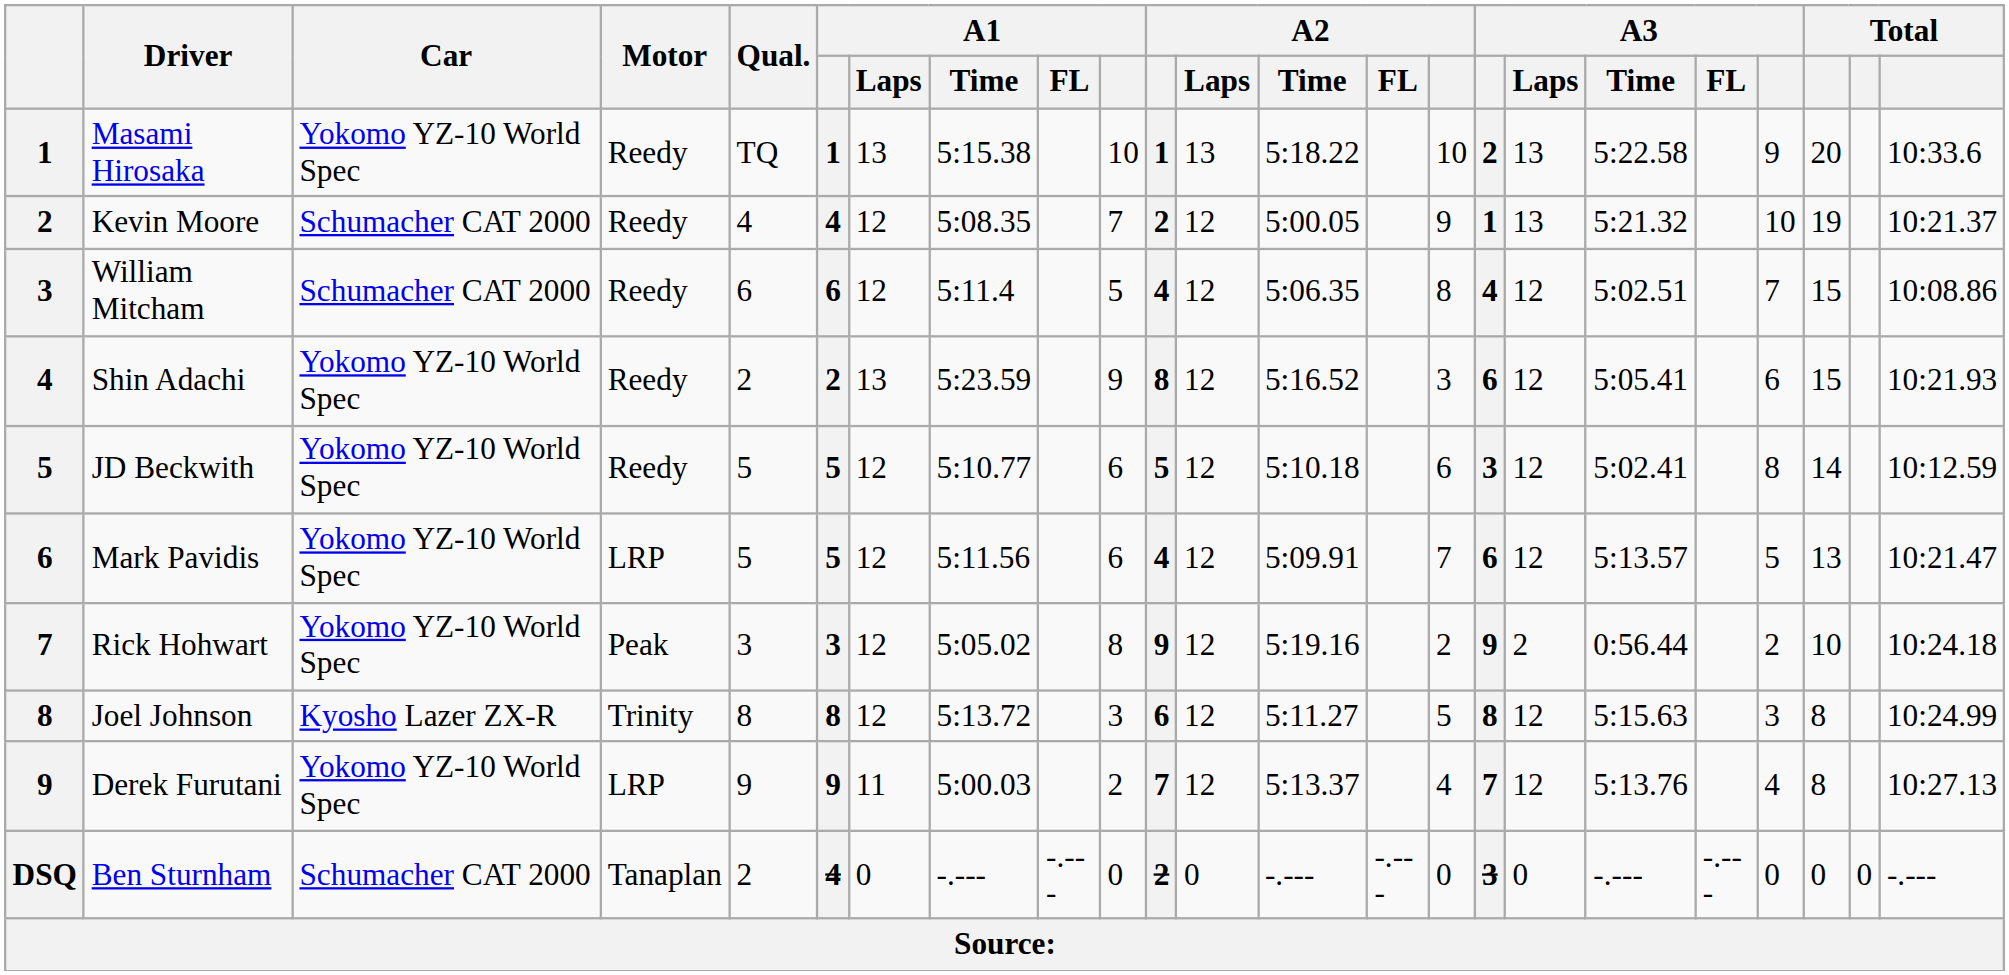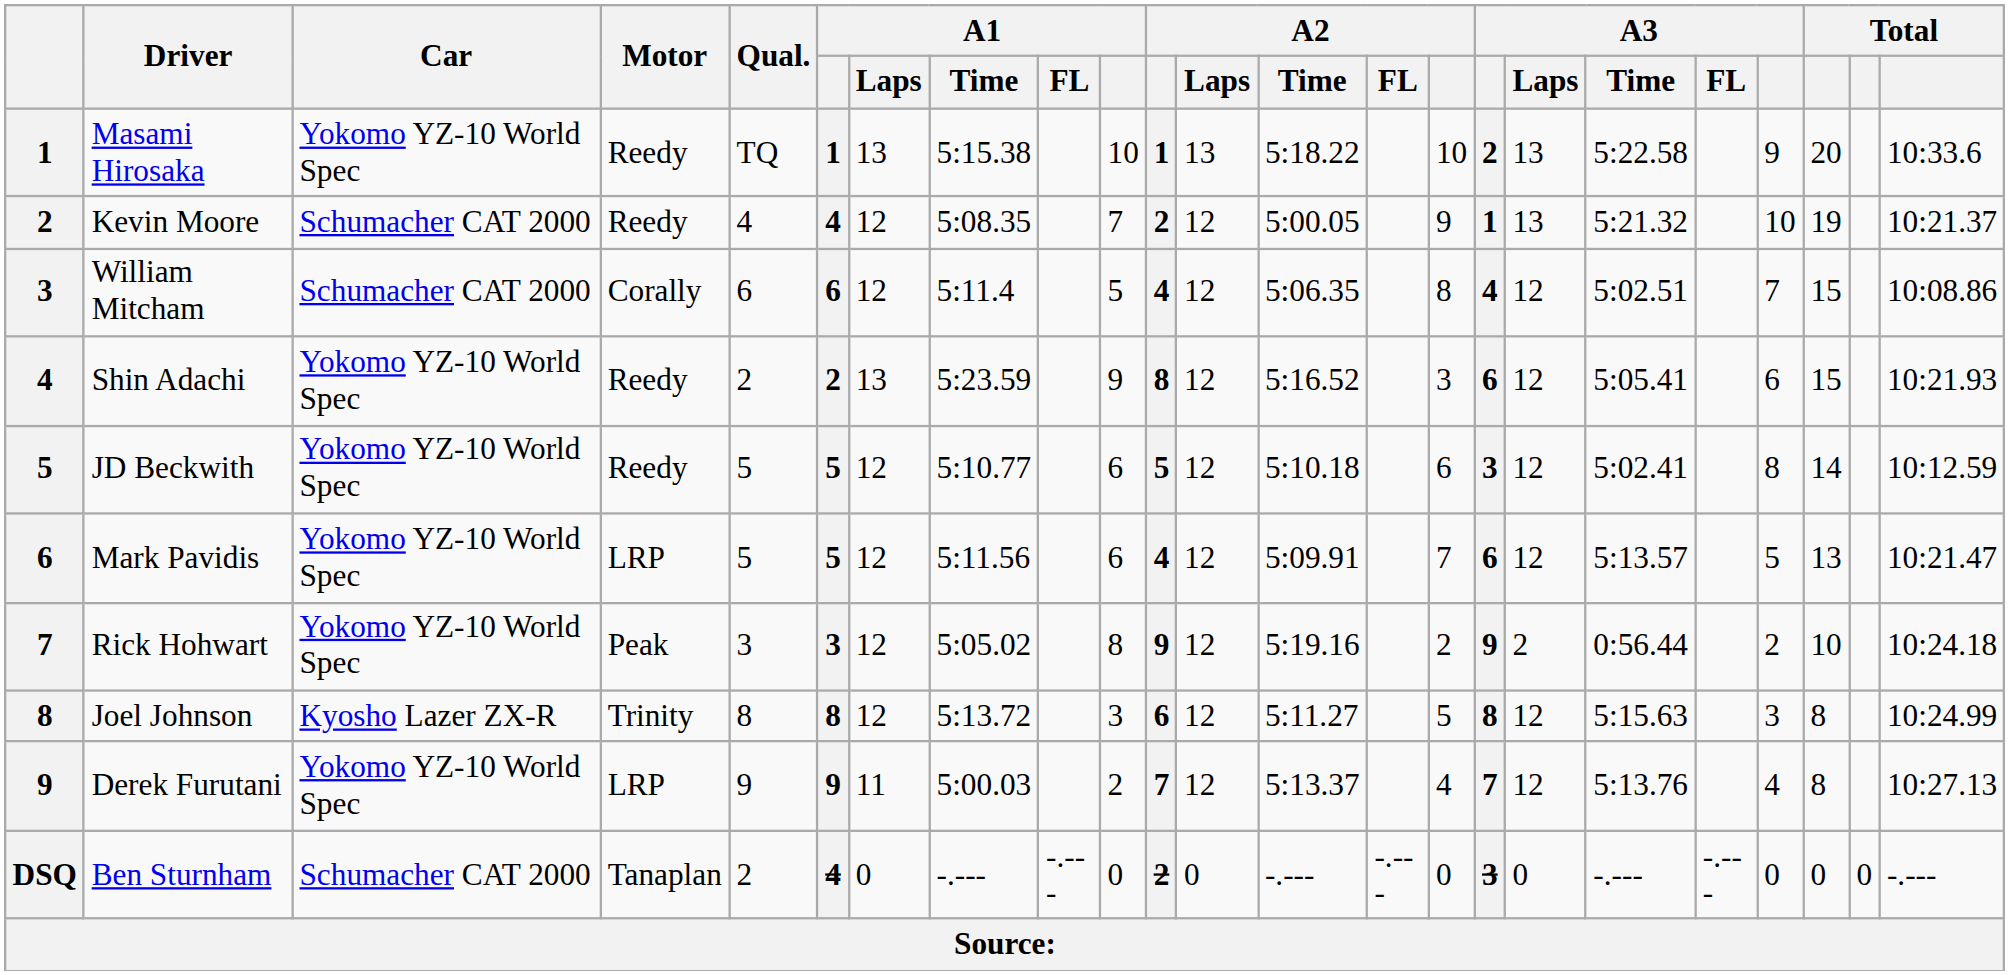(648, 291) Reedy -> (655, 291) Corally
